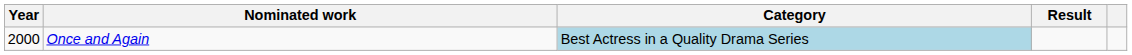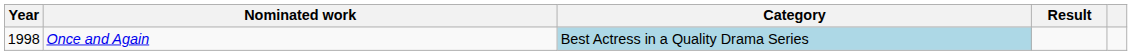(24, 38) 2000 -> (24, 38) 1998
